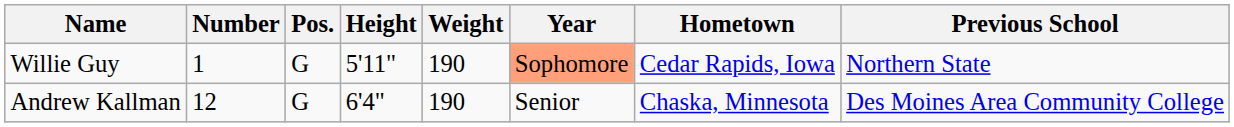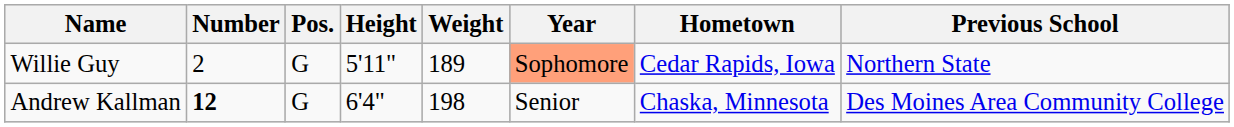(198, 63) 1 -> (198, 63) 2
(447, 63) 190 -> (447, 63) 189
(205, 102) normal -> (205, 102) bold
(447, 102) 190 -> (447, 102) 198
